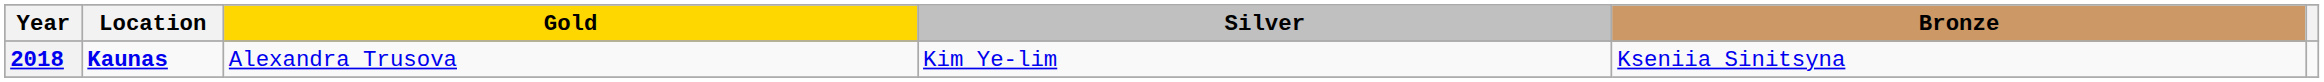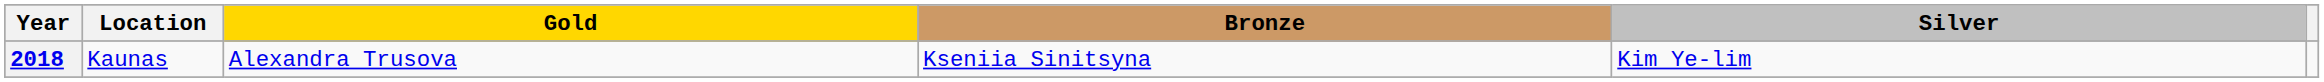columns swapped: (1265, 23) <-> (1959, 23)
(128, 60) bold -> (128, 60) normal
